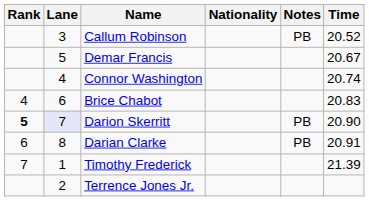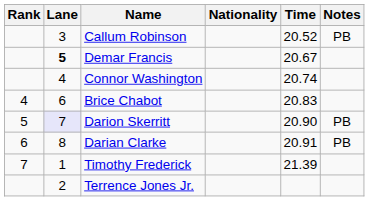columns swapped: (344, 15) <-> (302, 15)
(62, 57) normal -> (62, 57) bold
(24, 121) bold -> (24, 121) normal
